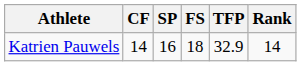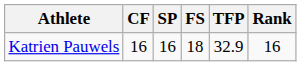(138, 46) 14 -> (138, 46) 16
(272, 46) 14 -> (272, 46) 16
